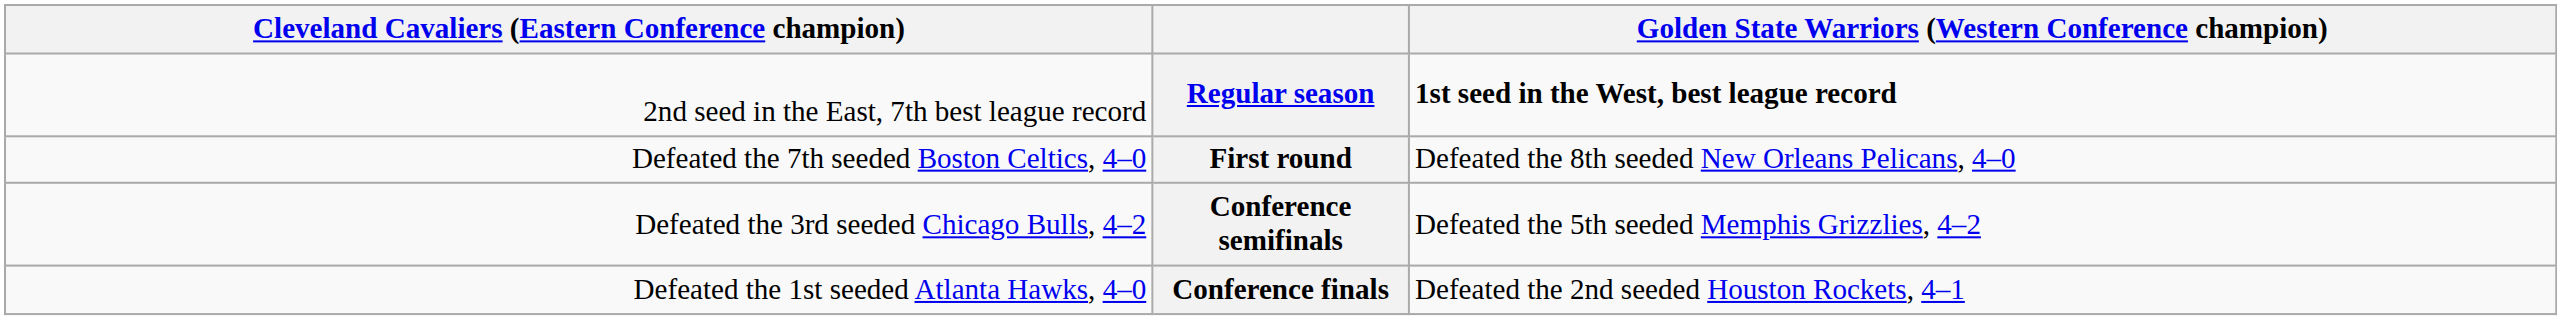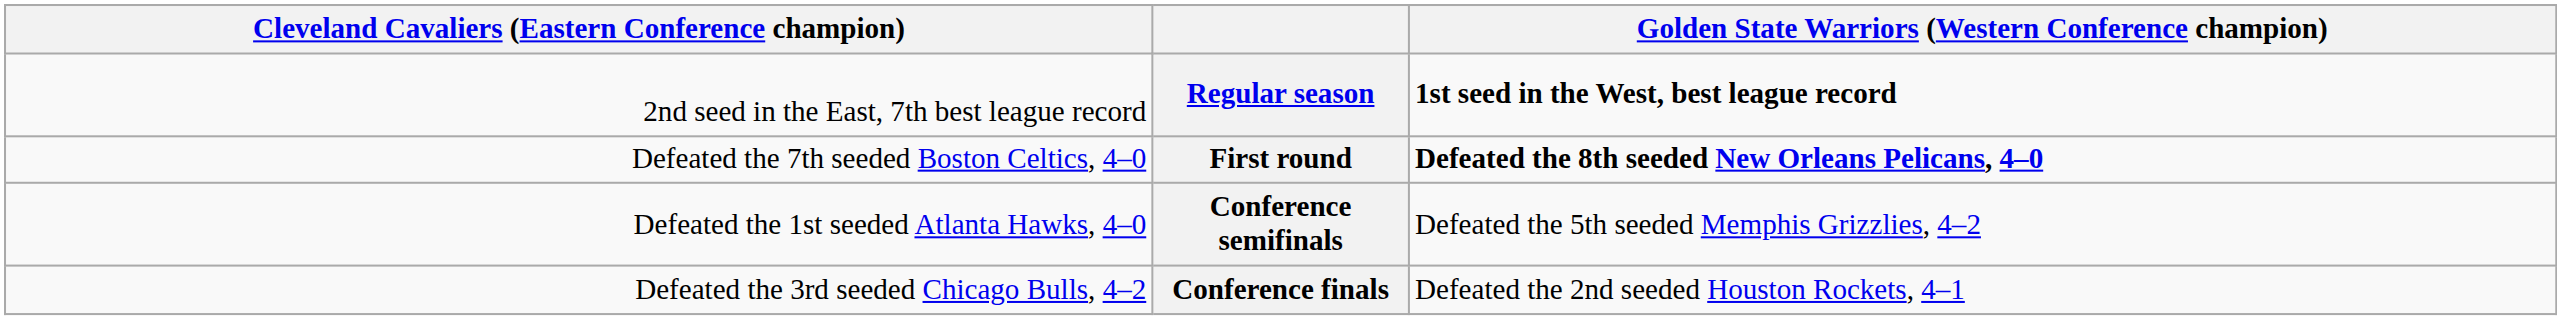(1715, 159) normal -> (1729, 159) bold
(891, 224) Defeated the 3rd seeded Chicago Bulls, 4–2 -> (890, 224) Defeated the 1st seeded Atlanta Hawks, 4–0
(890, 289) Defeated the 1st seeded Atlanta Hawks, 4–0 -> (891, 289) Defeated the 3rd seeded Chicago Bulls, 4–2
